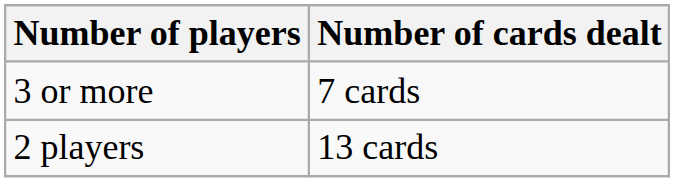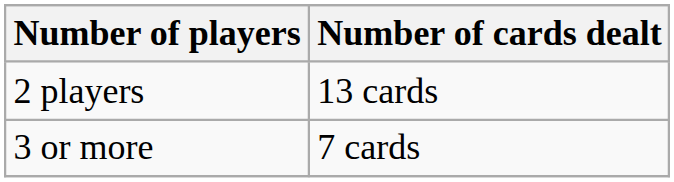rows swapped: (79, 147) <-> (83, 90)
